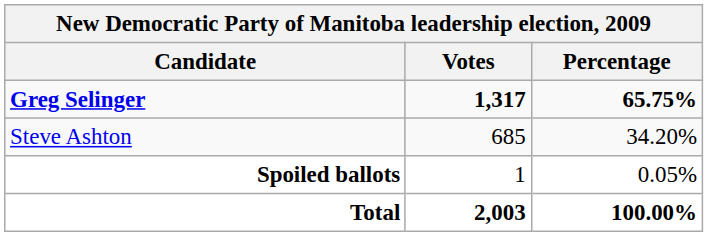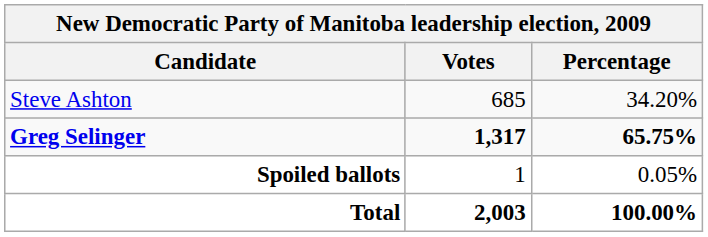rows swapped: (78, 99) <-> (71, 137)
